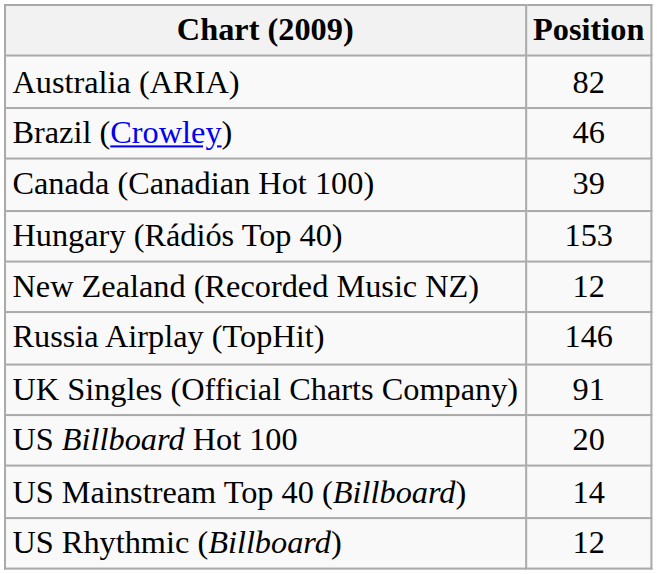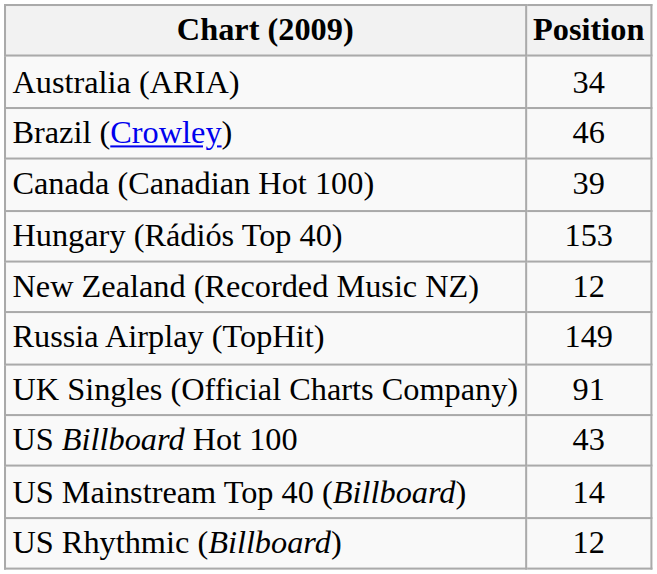(589, 81) 82 -> (589, 81) 34
(589, 337) 146 -> (589, 337) 149
(589, 440) 20 -> (589, 440) 43
